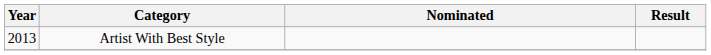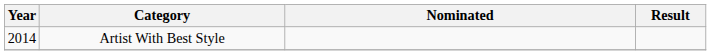(22, 38) 2013 -> (22, 38) 2014
